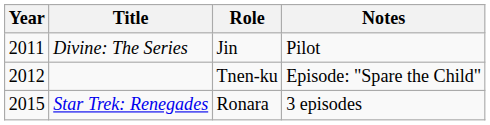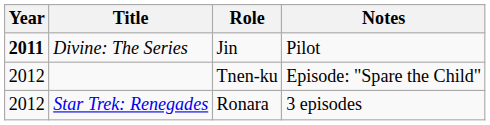(26, 47) normal -> (26, 47) bold
(27, 104) 2015 -> (27, 104) 2012
